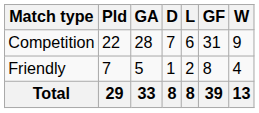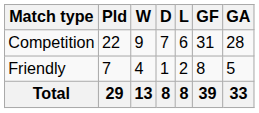columns swapped: (242, 17) <-> (147, 17)
